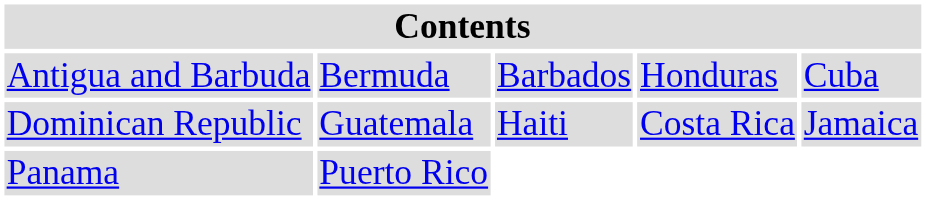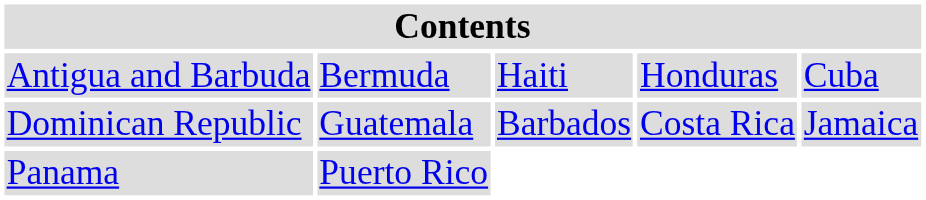(564, 74) Barbados -> (532, 74) Haiti
(532, 123) Haiti -> (564, 123) Barbados
